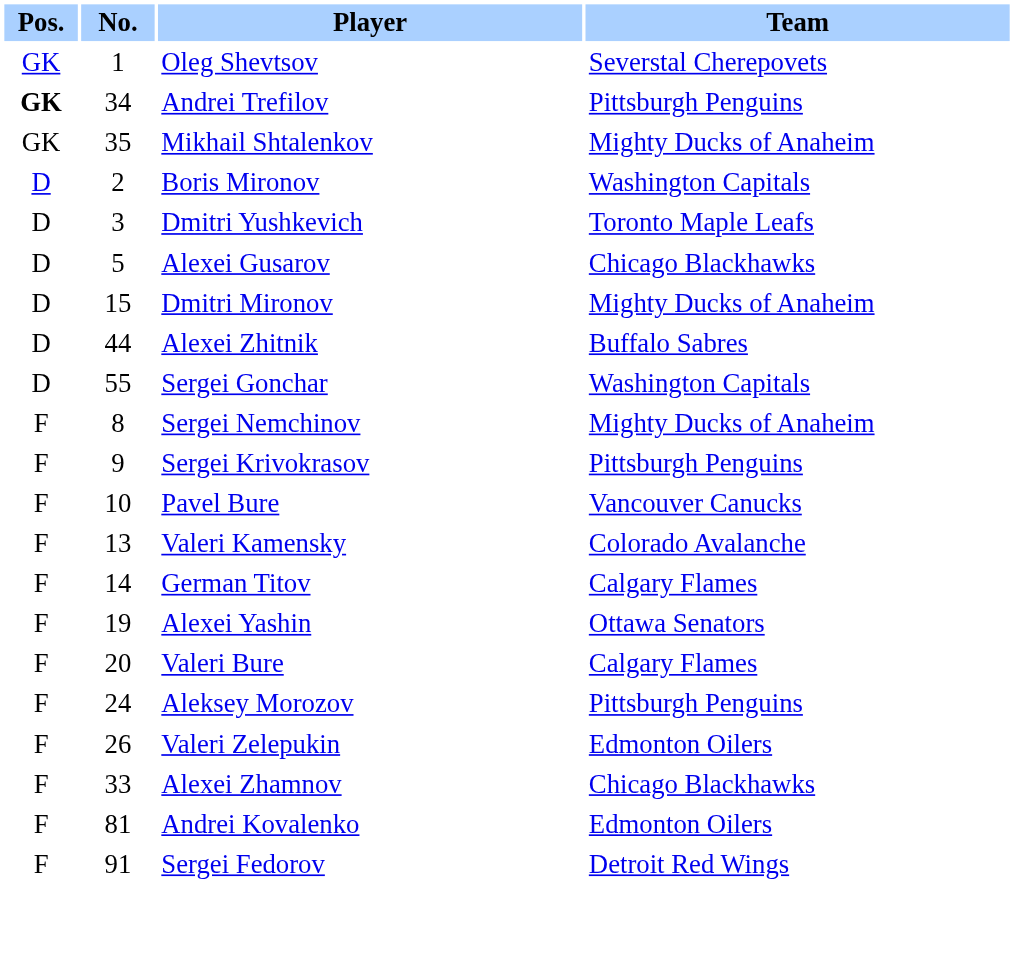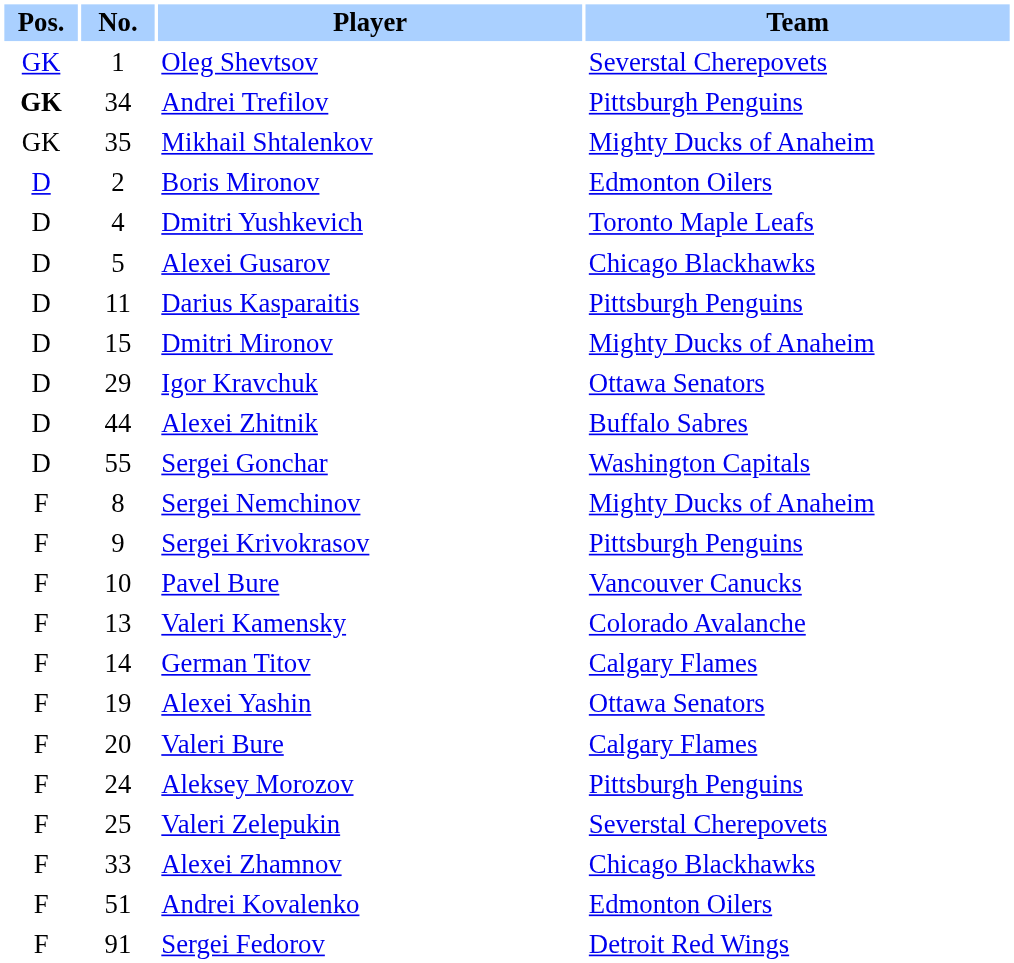(699, 182) Washington Capitals -> (680, 182) Edmonton Oilers
(118, 222) 3 -> (118, 222) 4
+ row: (260, 302)
+ row: (240, 383)
(118, 743) 26 -> (118, 823) 25
(680, 743) Edmonton Oilers -> (708, 823) Severstal Cherepovets
(118, 823) 81 -> (118, 904) 51
